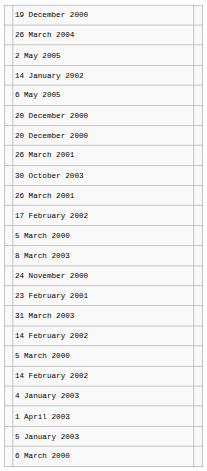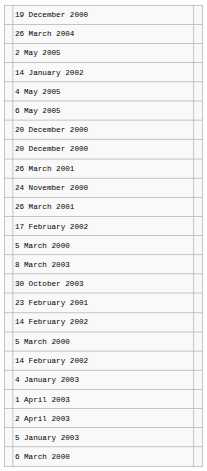+ row: (9, 91)
rows swapped: (9, 175) <-> (9, 276)
- row: (9, 316)
+ row: (9, 418)
